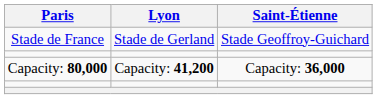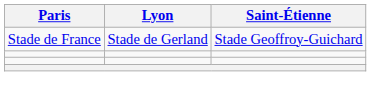- row: (58, 68)
